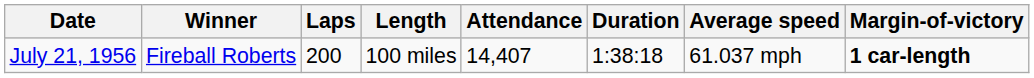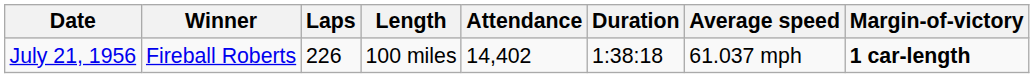(324, 55) 200 -> (324, 55) 226
(499, 55) 14,407 -> (499, 55) 14,402
